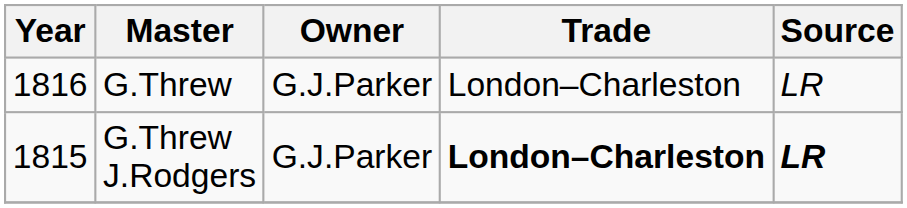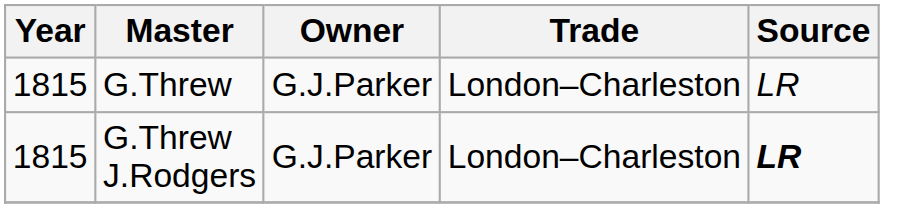(50, 84) 1816 -> (50, 84) 1815
(606, 156) bold -> (594, 156) normal
